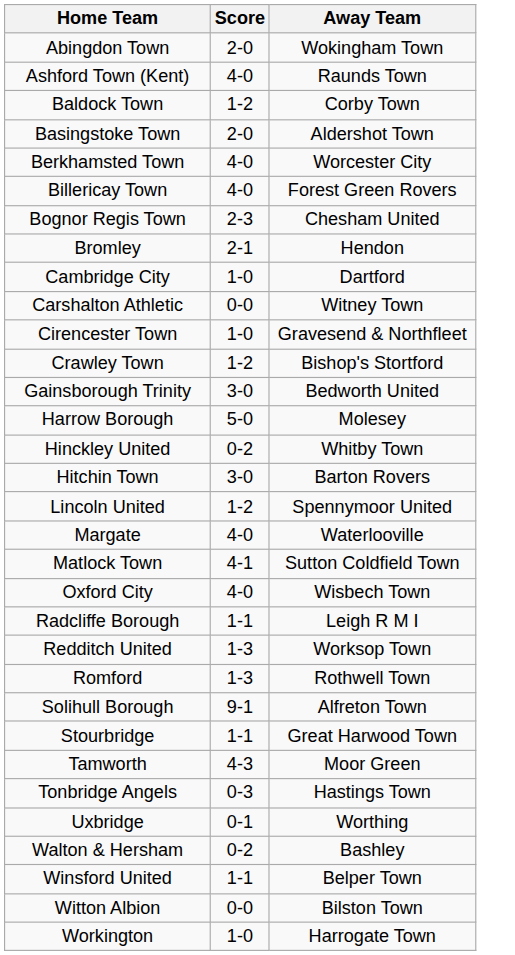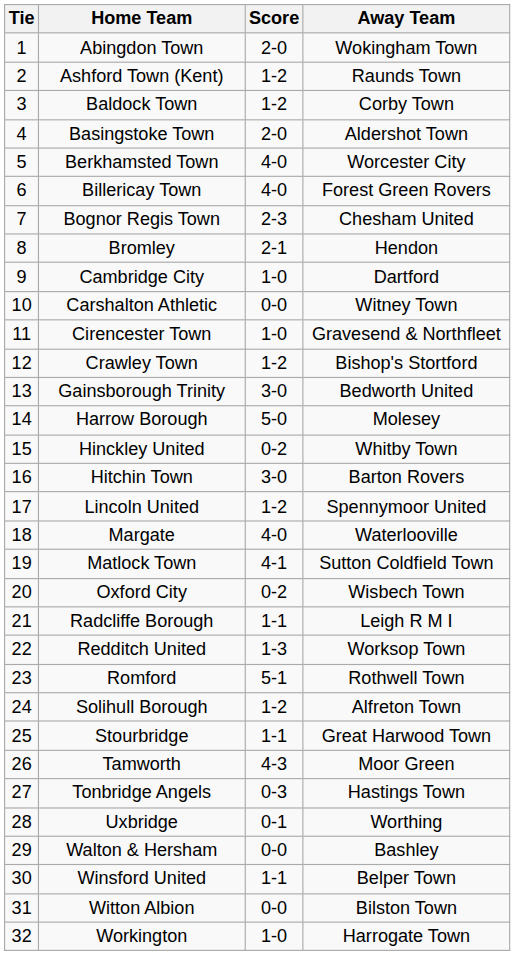+ column: (22, 18)
(240, 76) 4-0 -> (274, 76) 1-2
(240, 592) 4-0 -> (274, 592) 0-2
(240, 678) 1-3 -> (274, 678) 5-1
(240, 707) 9-1 -> (274, 707) 1-2
(240, 850) 0-2 -> (274, 850) 0-0
